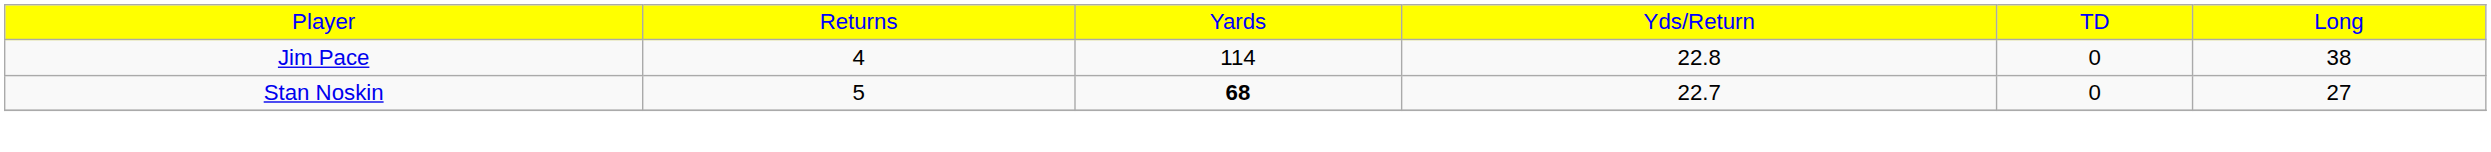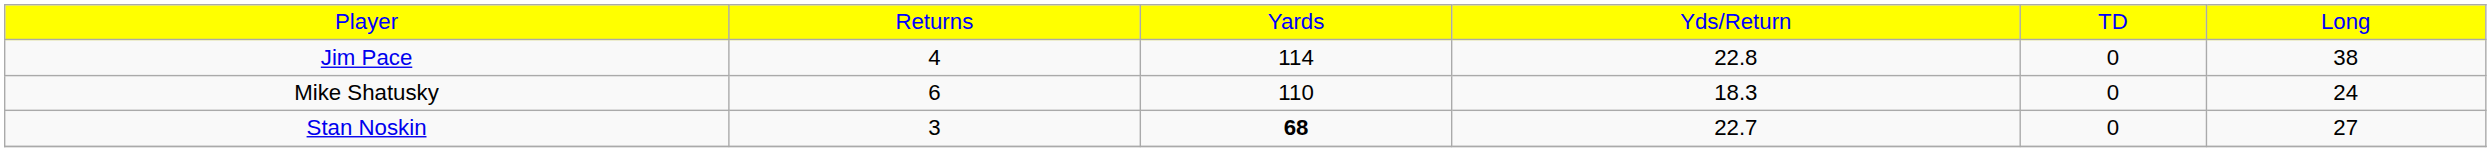+ row: (367, 92)
(859, 92) 5 -> (934, 127) 3
